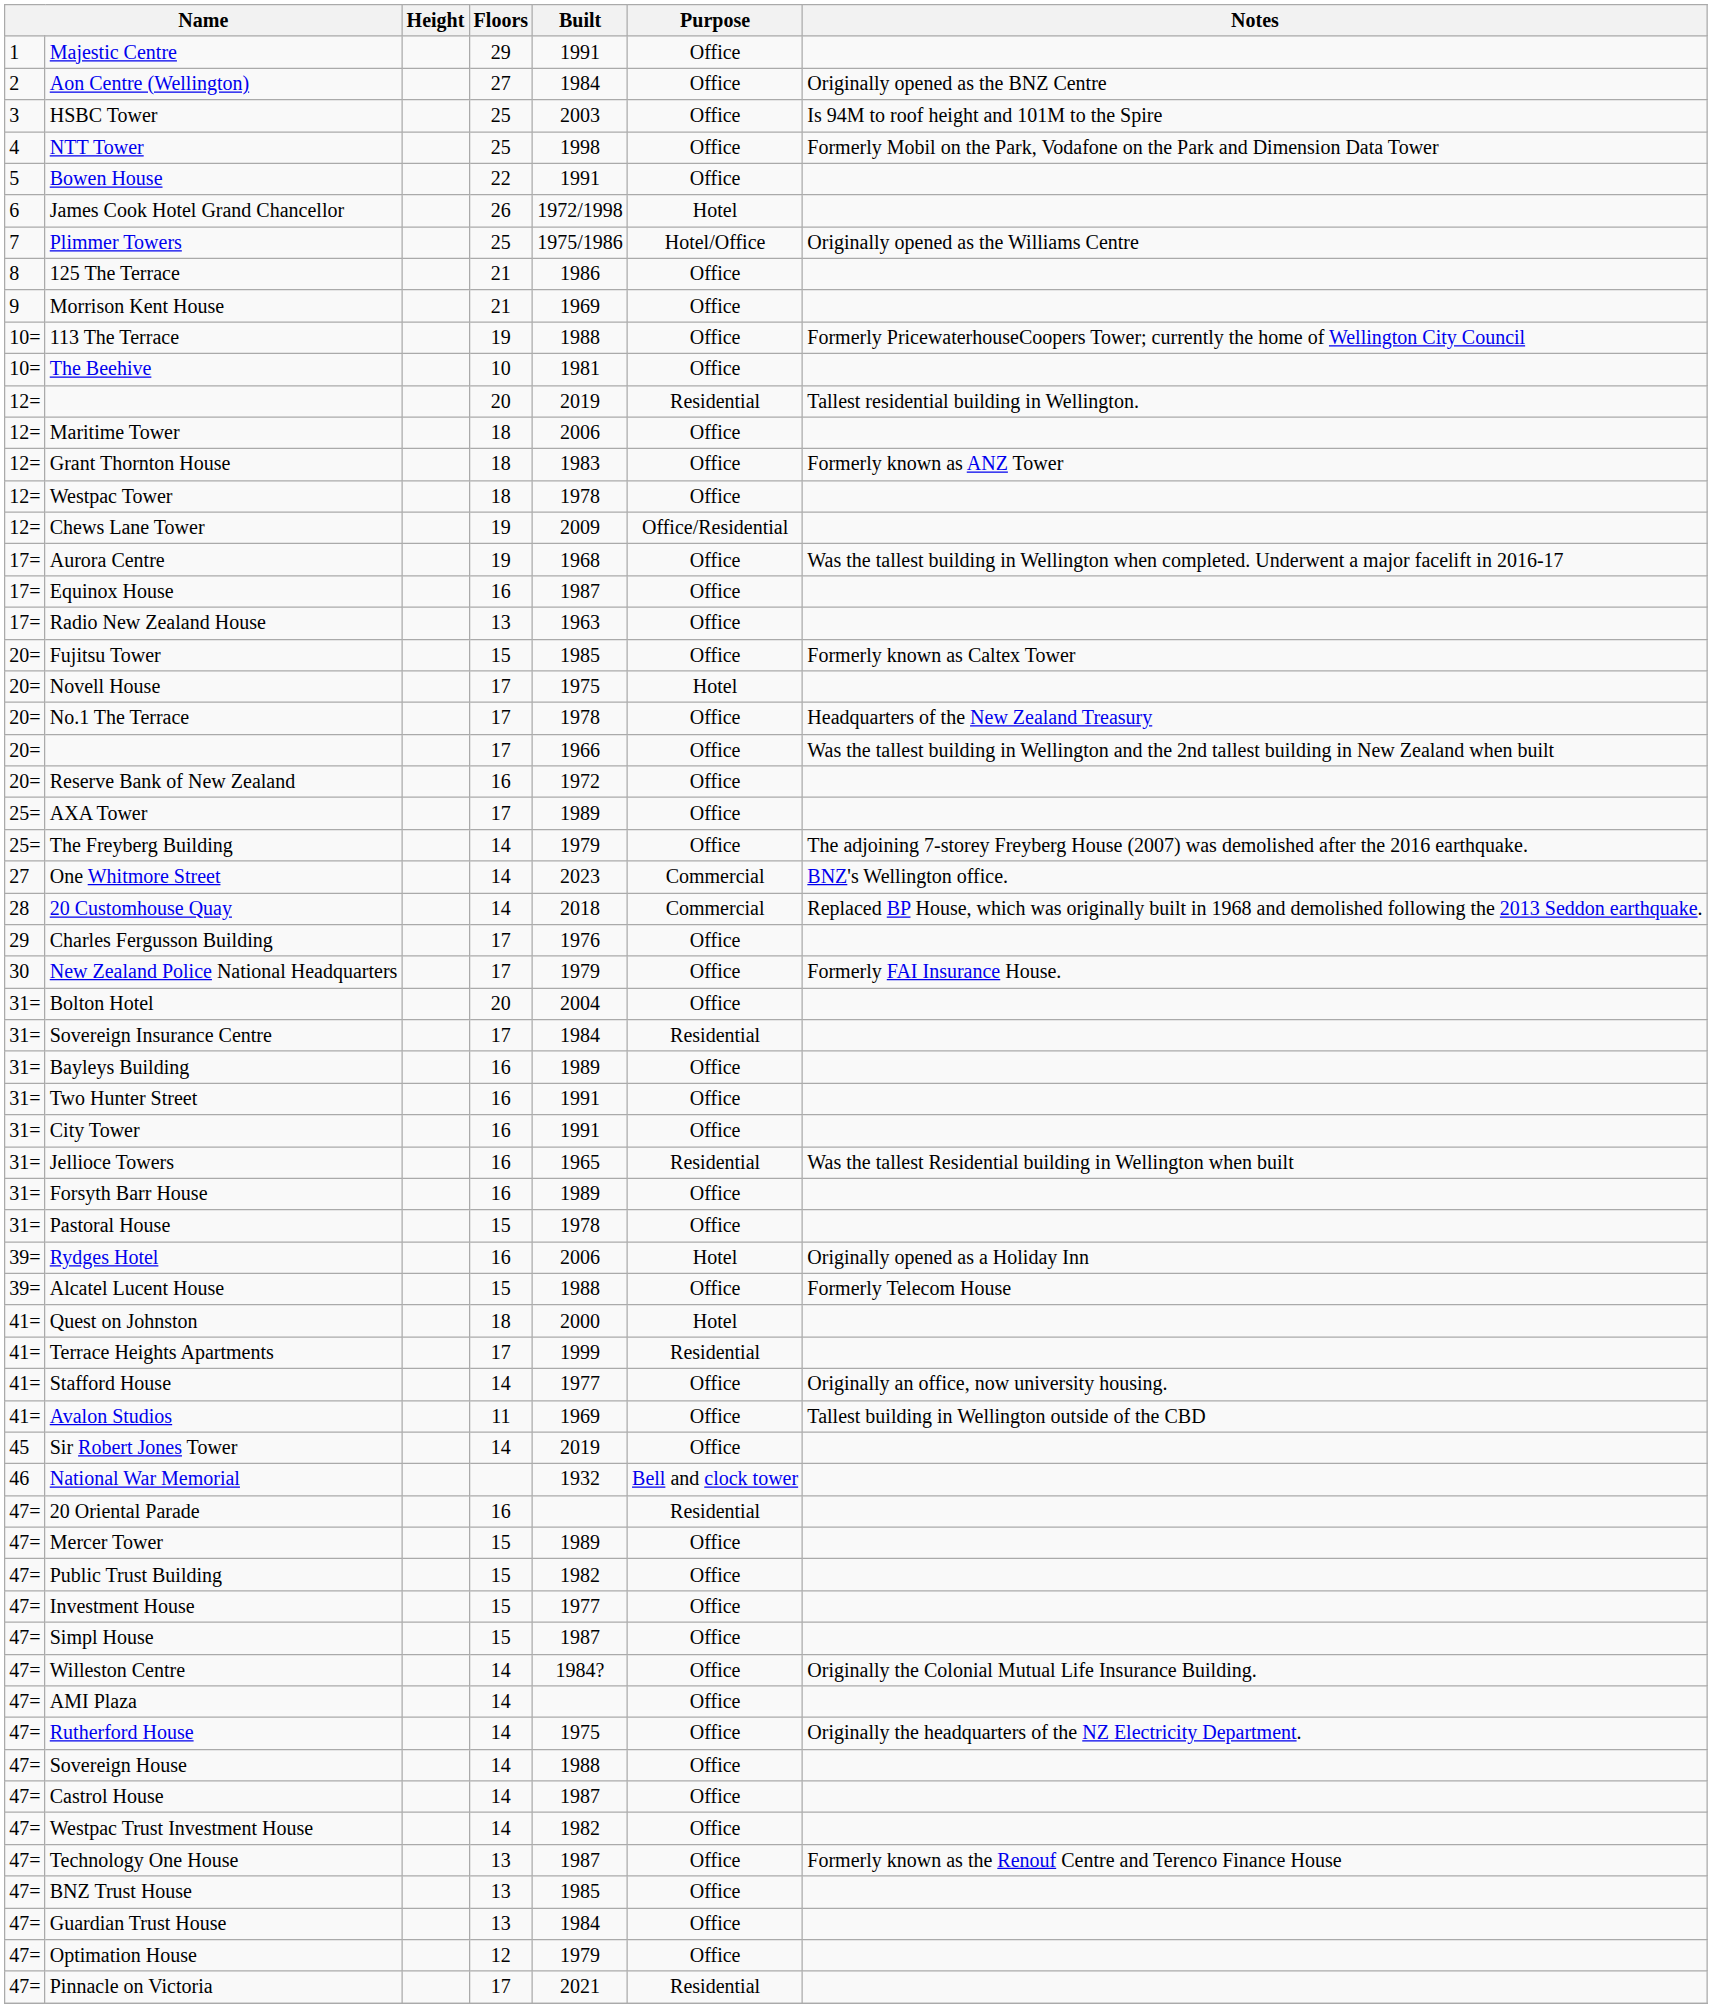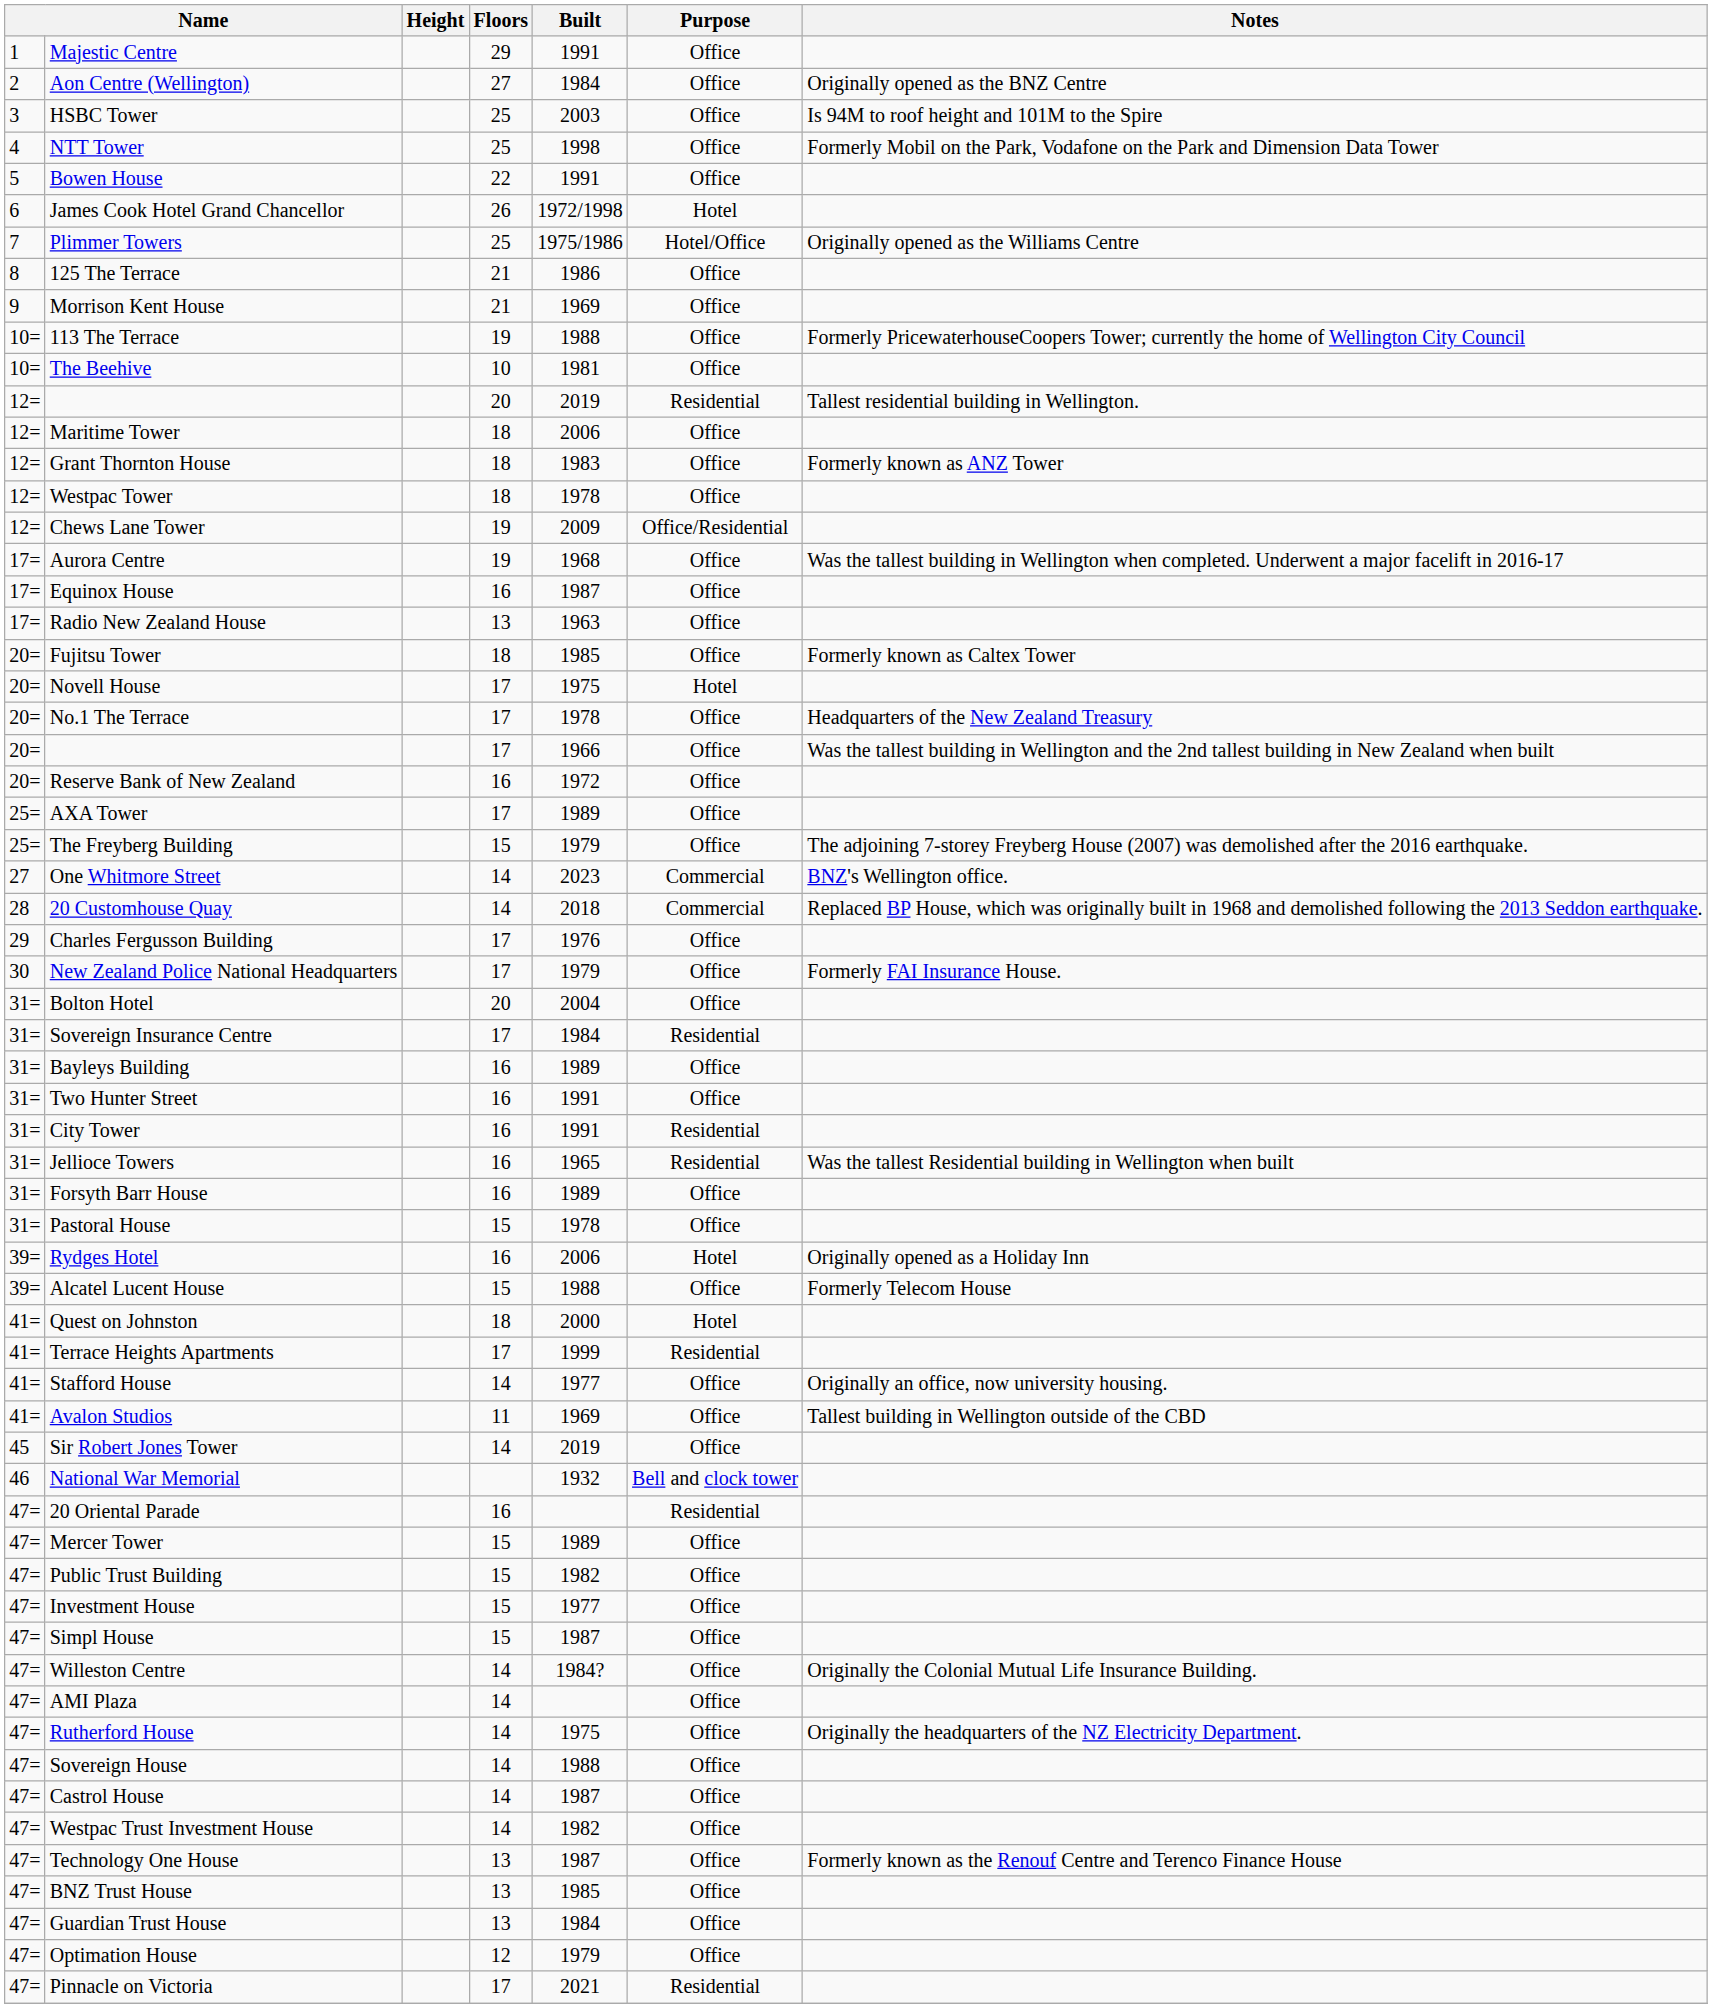(501, 654) 15 -> (501, 654) 18
(501, 845) 14 -> (501, 845) 15
(715, 1130) Office -> (715, 1130) Residential
